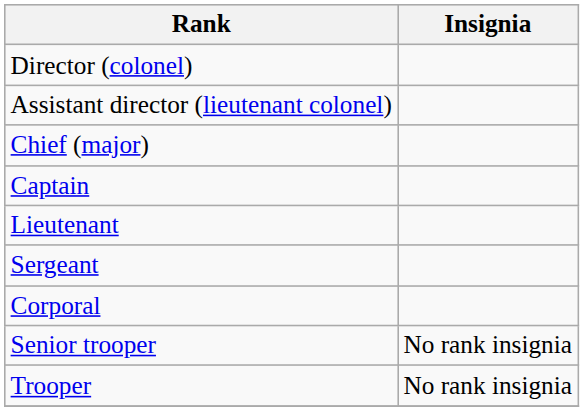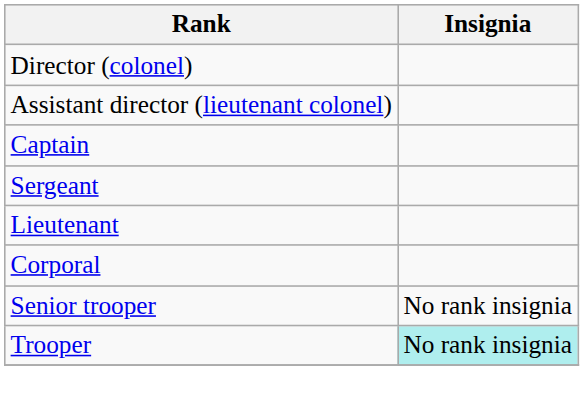- row: (80, 144)
rows swapped: (65, 225) <-> (55, 265)
(488, 385) no background -> (488, 345) paleturquoise background
